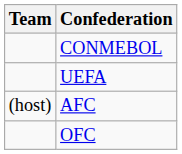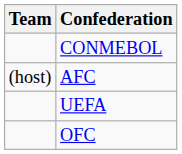rows swapped: (78, 105) <-> (83, 76)
